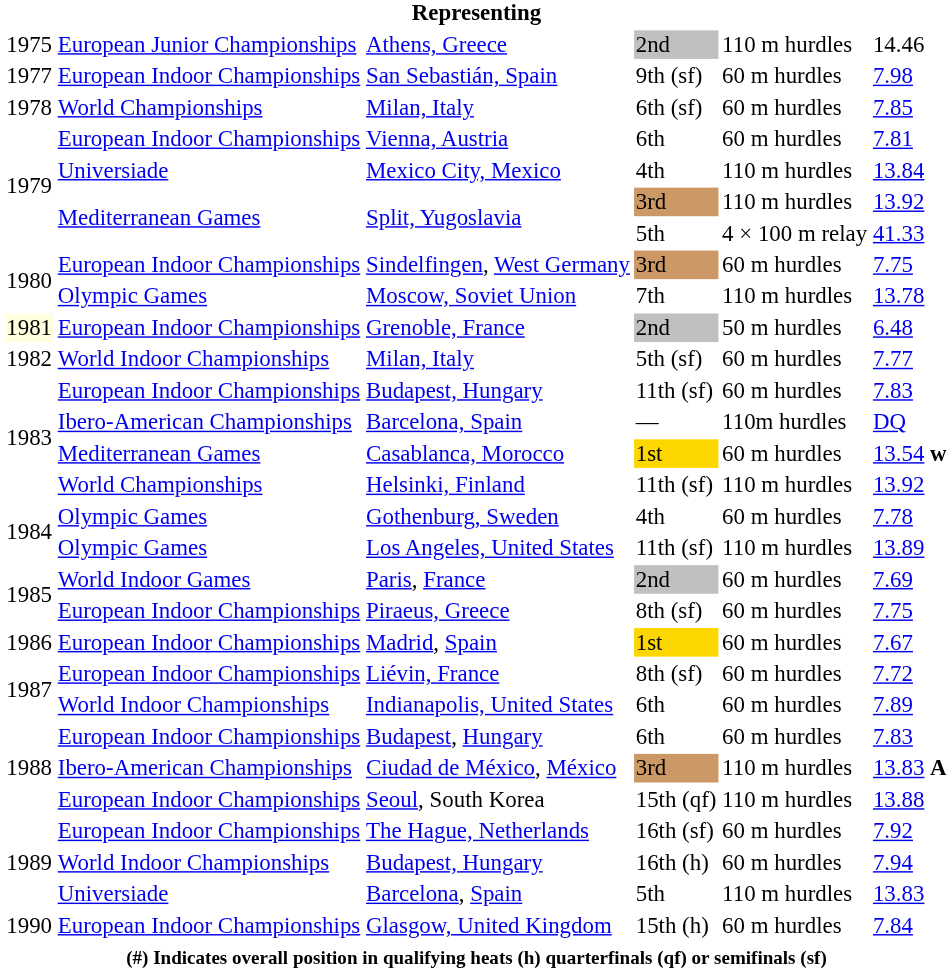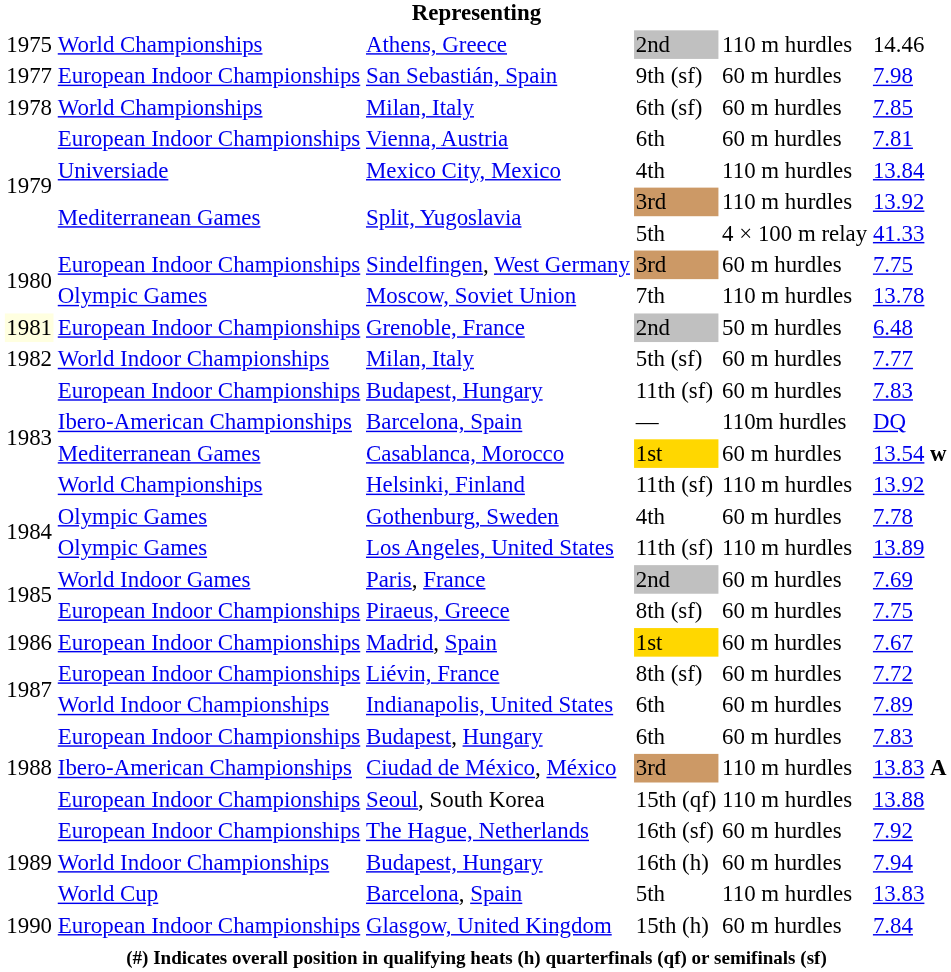(207, 44) European Junior Championships -> (160, 44) World Championships
(113, 893) Universiade -> (108, 893) World Cup
